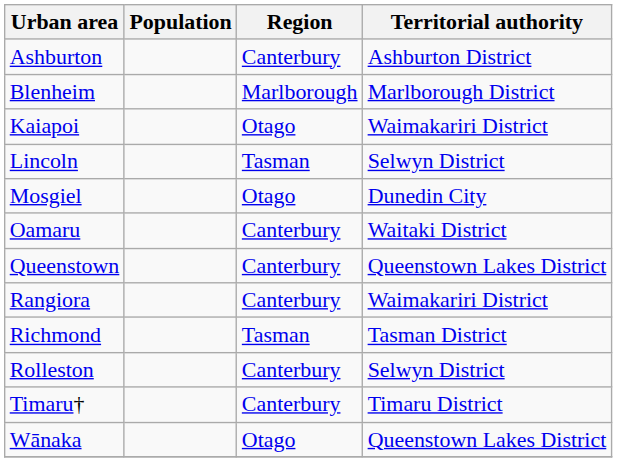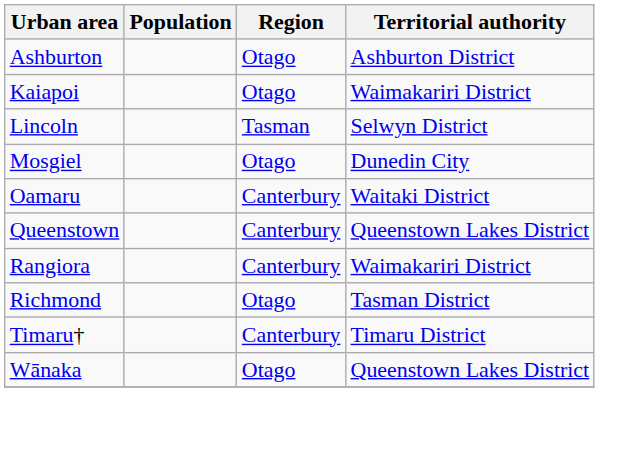(291, 56) Canterbury -> (269, 56) Otago
- row: (52, 91)
(276, 334) Tasman -> (269, 299) Otago
- row: (52, 369)
